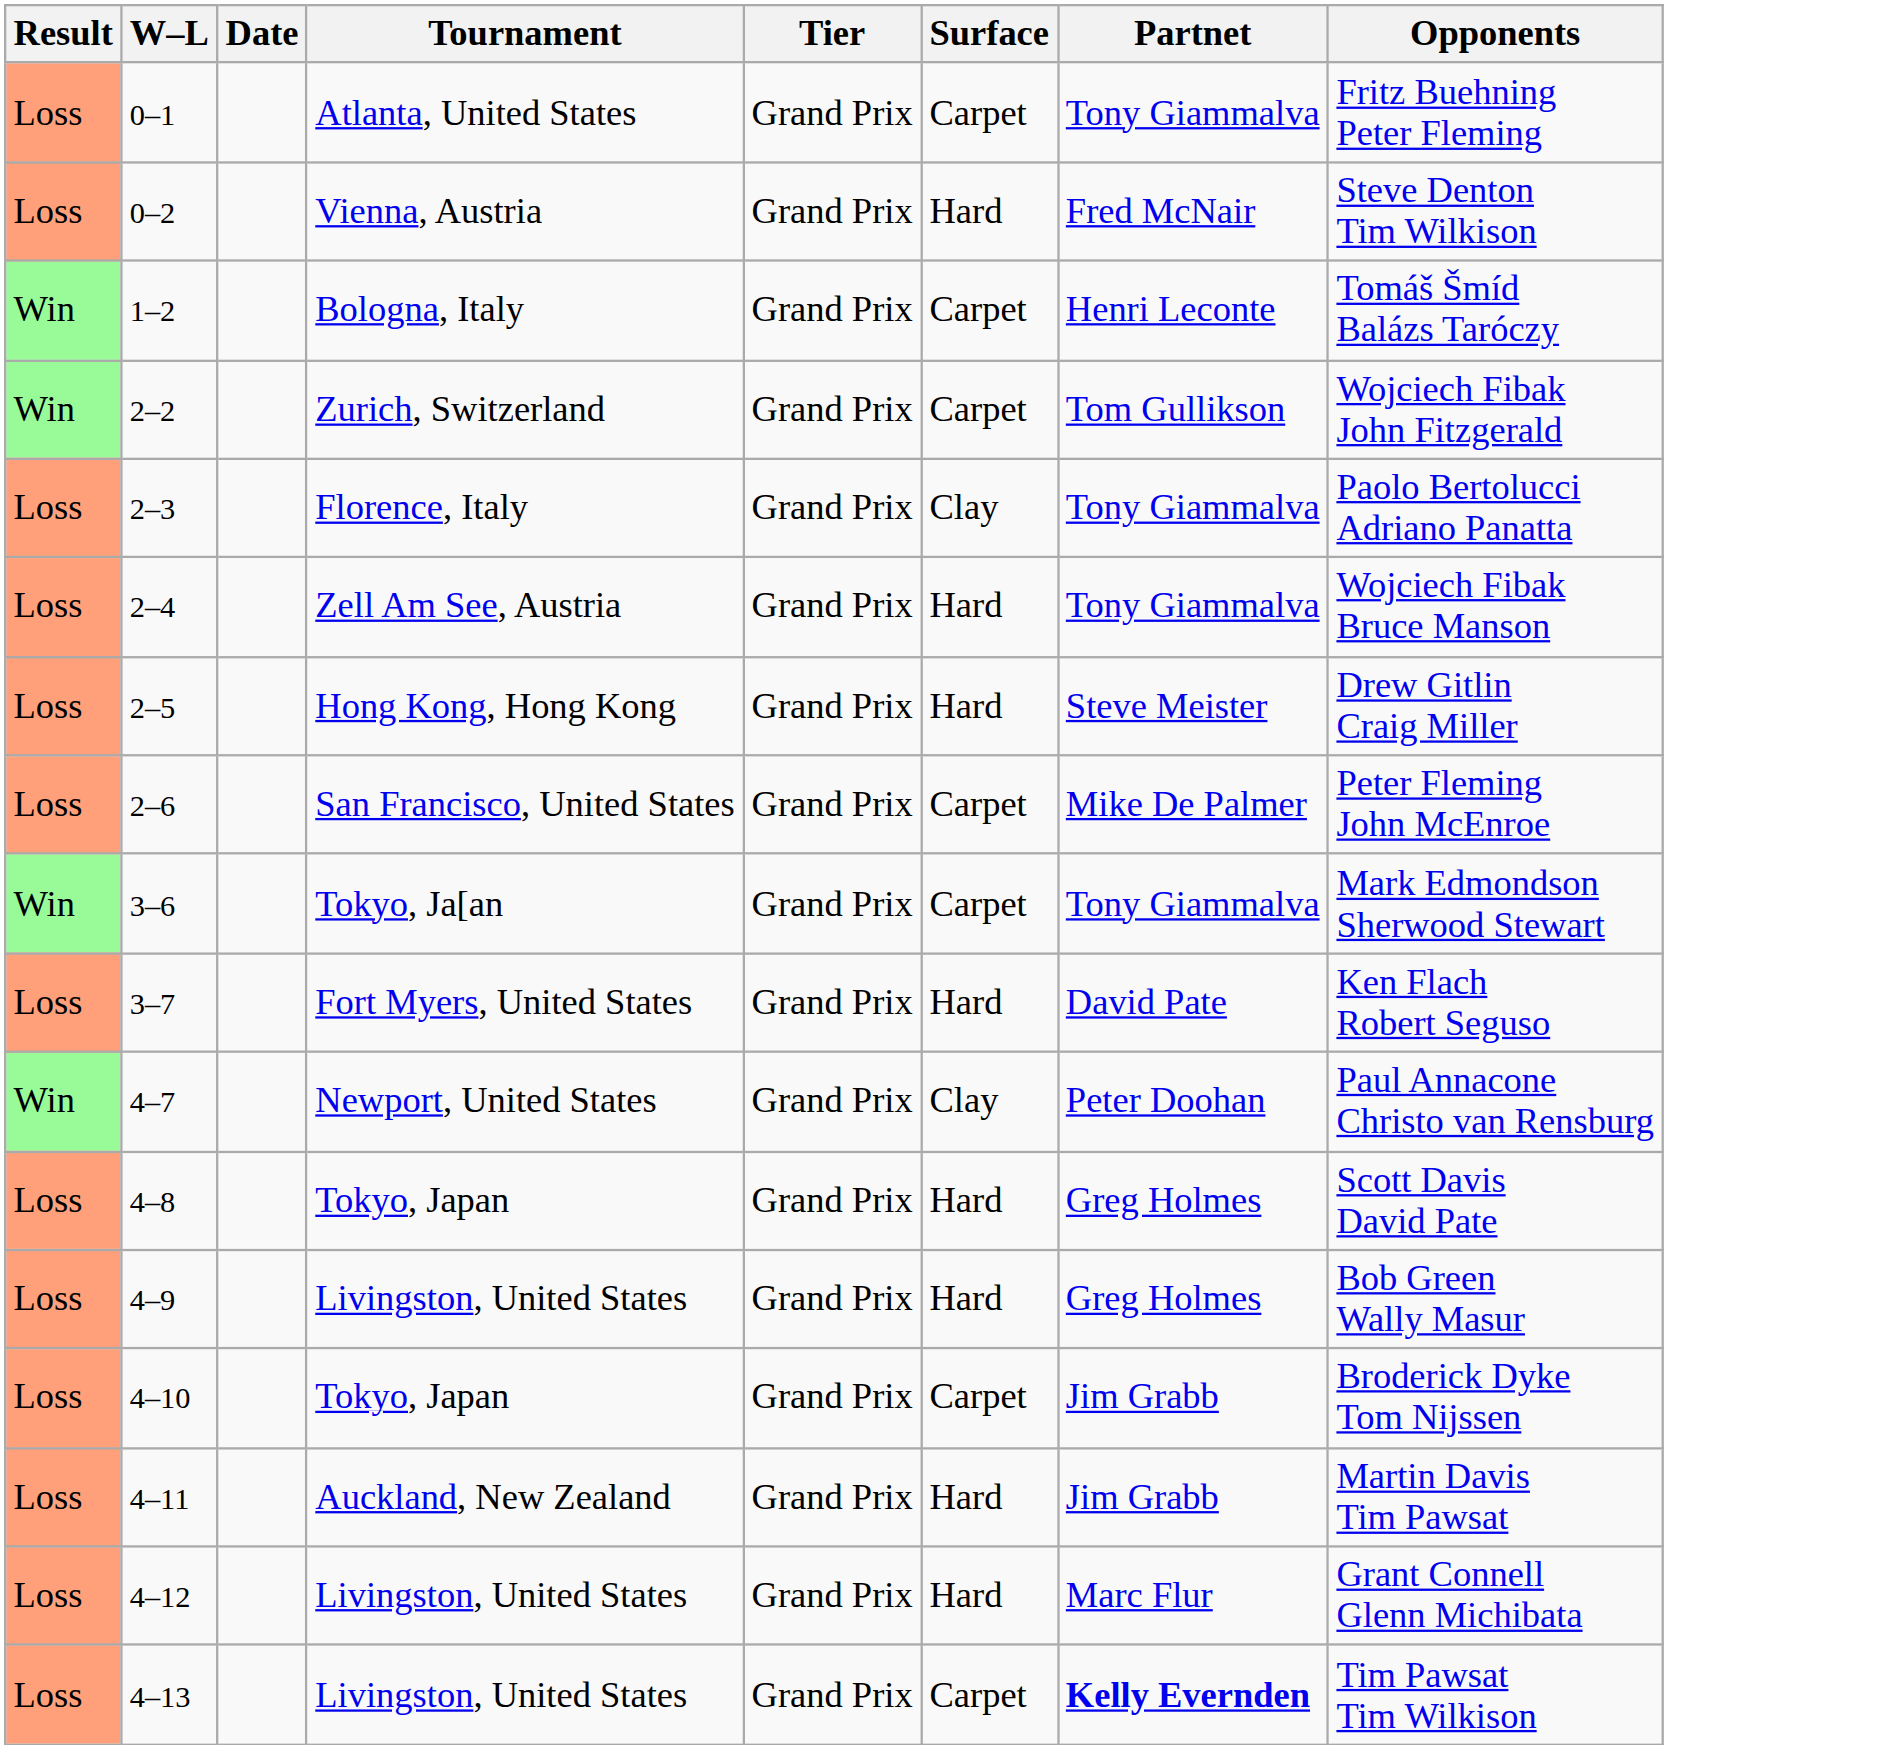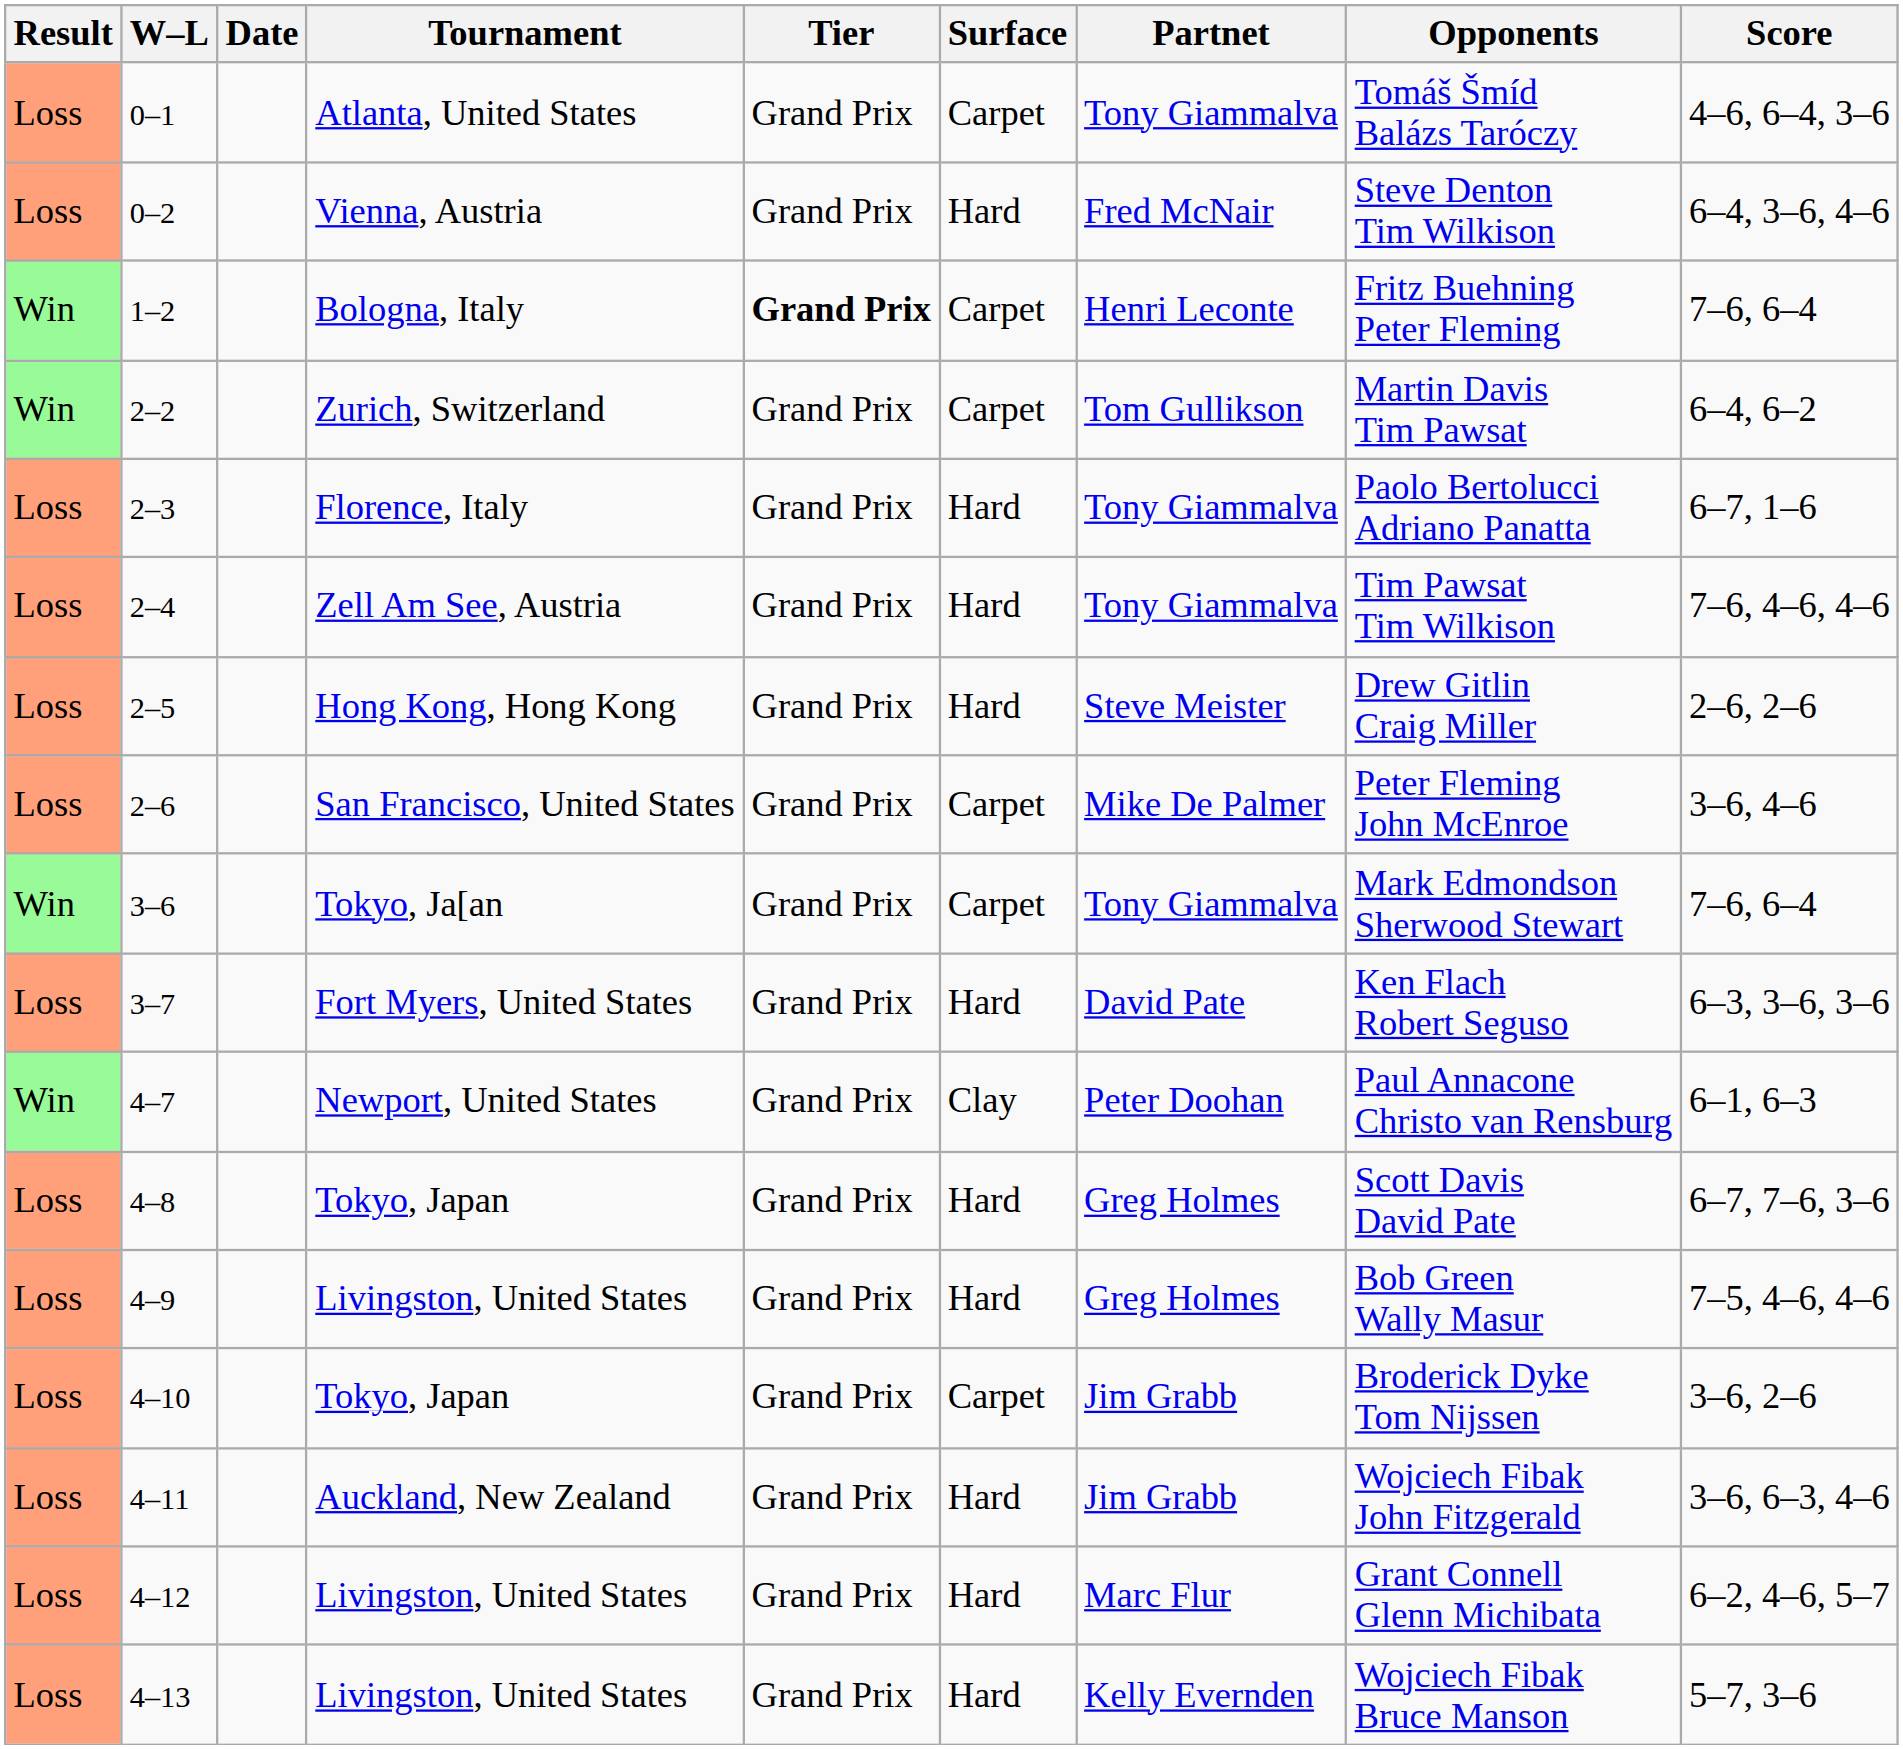+ column: (1789, 33)
(1446, 111) Fritz Buehning Peter Fleming -> (1466, 111) Tomáš Šmíd Balázs Taróczy
(832, 309) normal -> (841, 309) bold
(1448, 309) Tomáš Šmíd Balázs Taróczy -> (1465, 309) Fritz Buehning Peter Fleming
(1451, 408) Wojciech Fibak John Fitzgerald -> (1451, 408) Martin Davis Tim Pawsat
(964, 507) Clay -> (984, 507) Hard
(1451, 606) Wojciech Fibak Bruce Manson -> (1455, 606) Tim Pawsat Tim Wilkison
(1433, 1496) Martin Davis Tim Pawsat -> (1469, 1496) Wojciech Fibak John Fitzgerald
(978, 1694) Carpet -> (984, 1694) Hard
(1188, 1694) bold -> (1199, 1694) normal
(1437, 1694) Tim Pawsat Tim Wilkison -> (1469, 1694) Wojciech Fibak Bruce Manson
